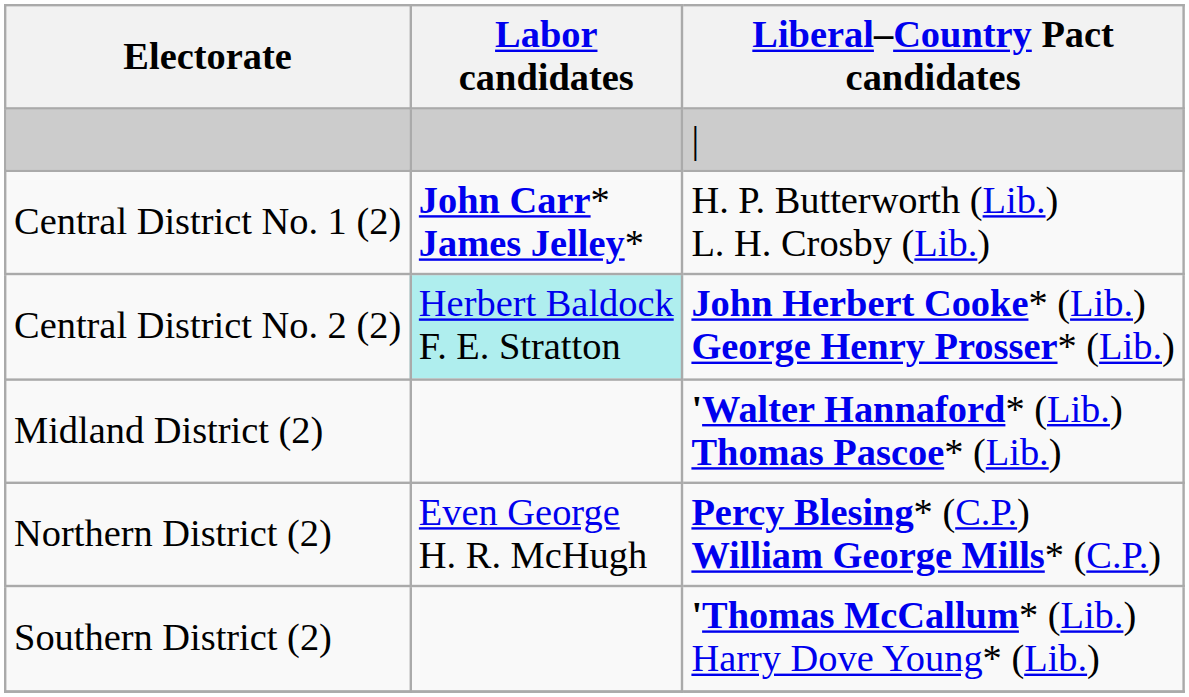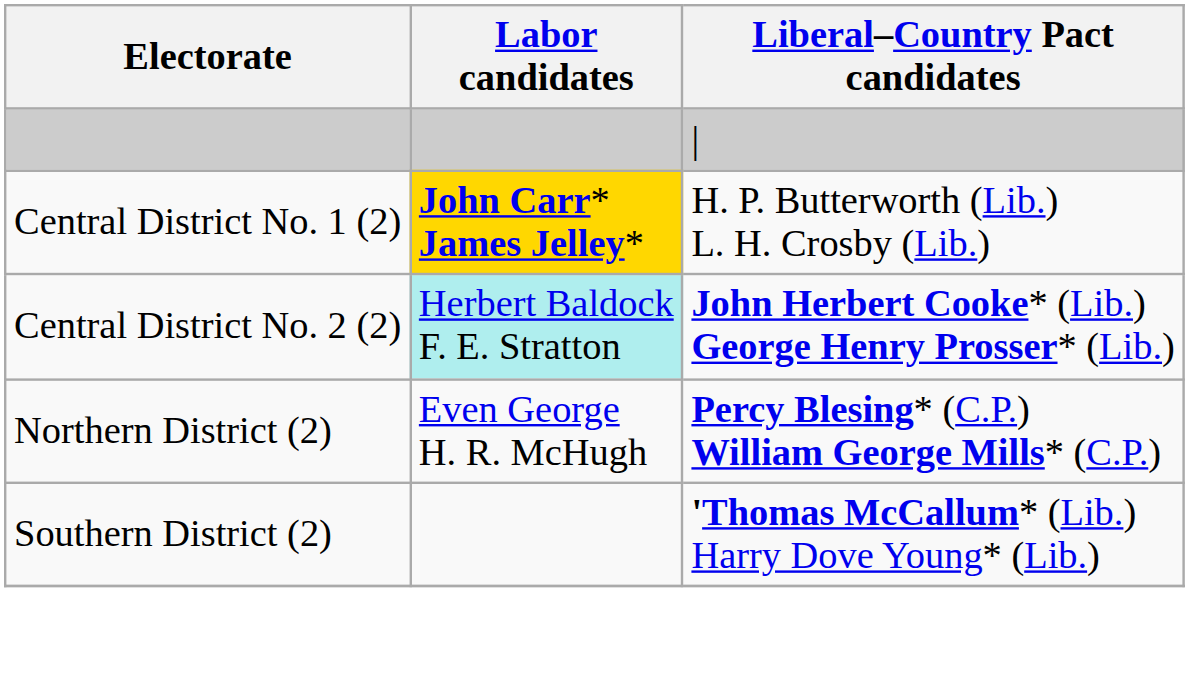(531, 221) no background -> (531, 221) gold background
- row: (169, 429)
